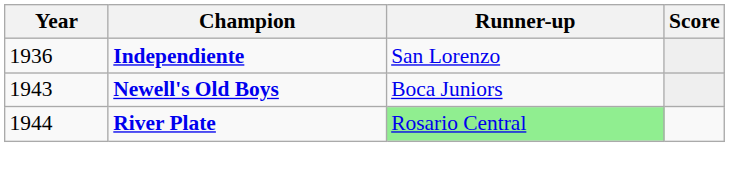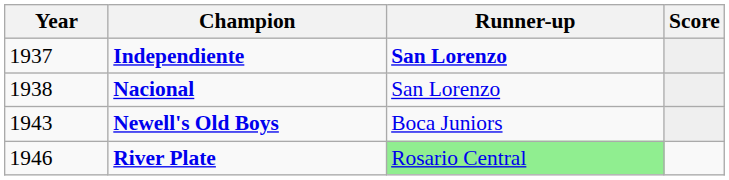(31, 55) 1936 -> (31, 55) 1937
(446, 55) normal -> (449, 55) bold
+ row: (154, 89)
(31, 123) 1944 -> (31, 157) 1946
